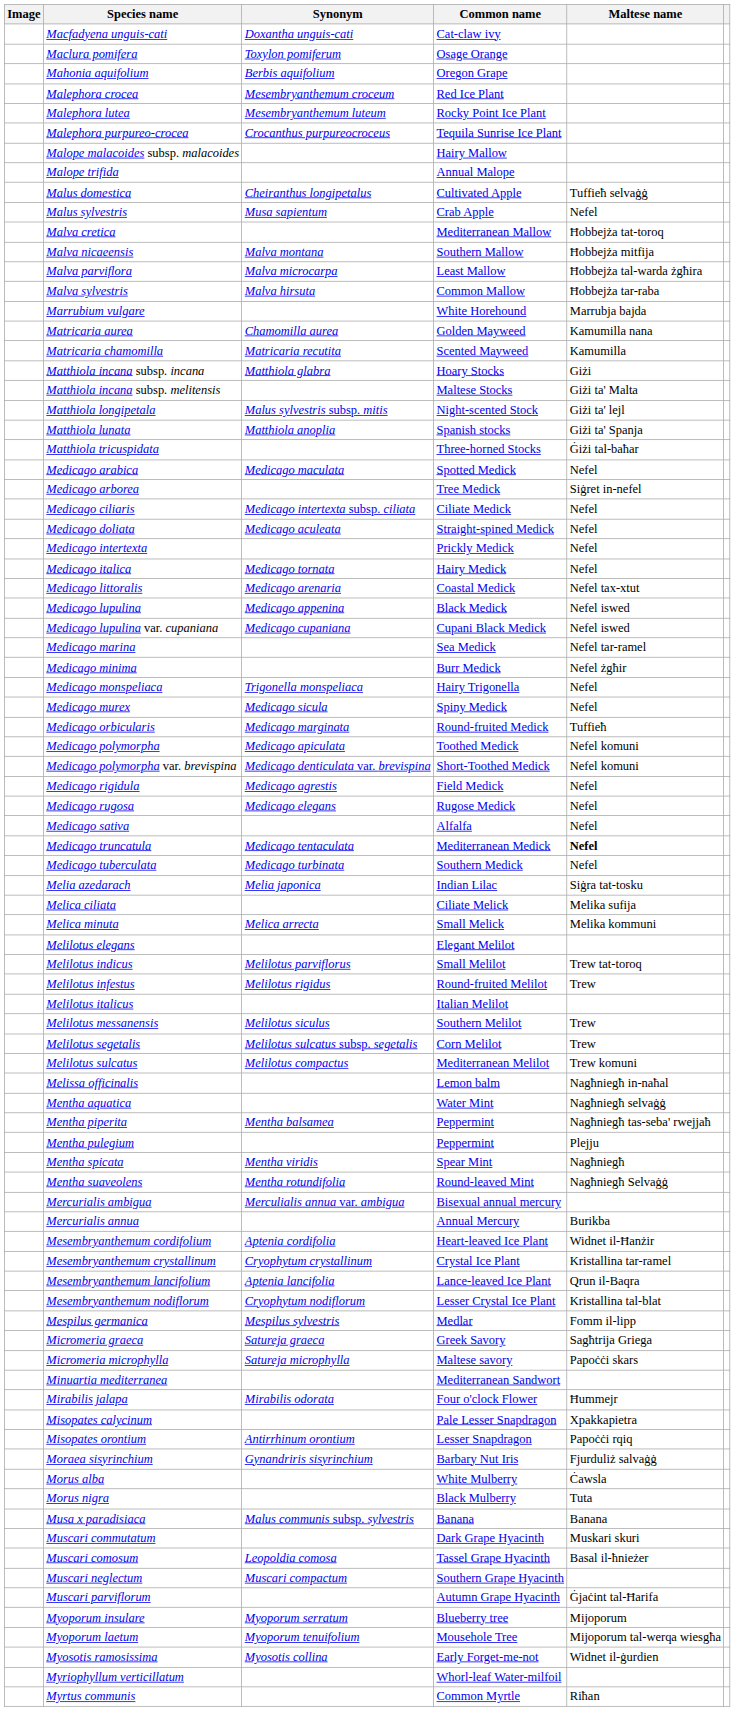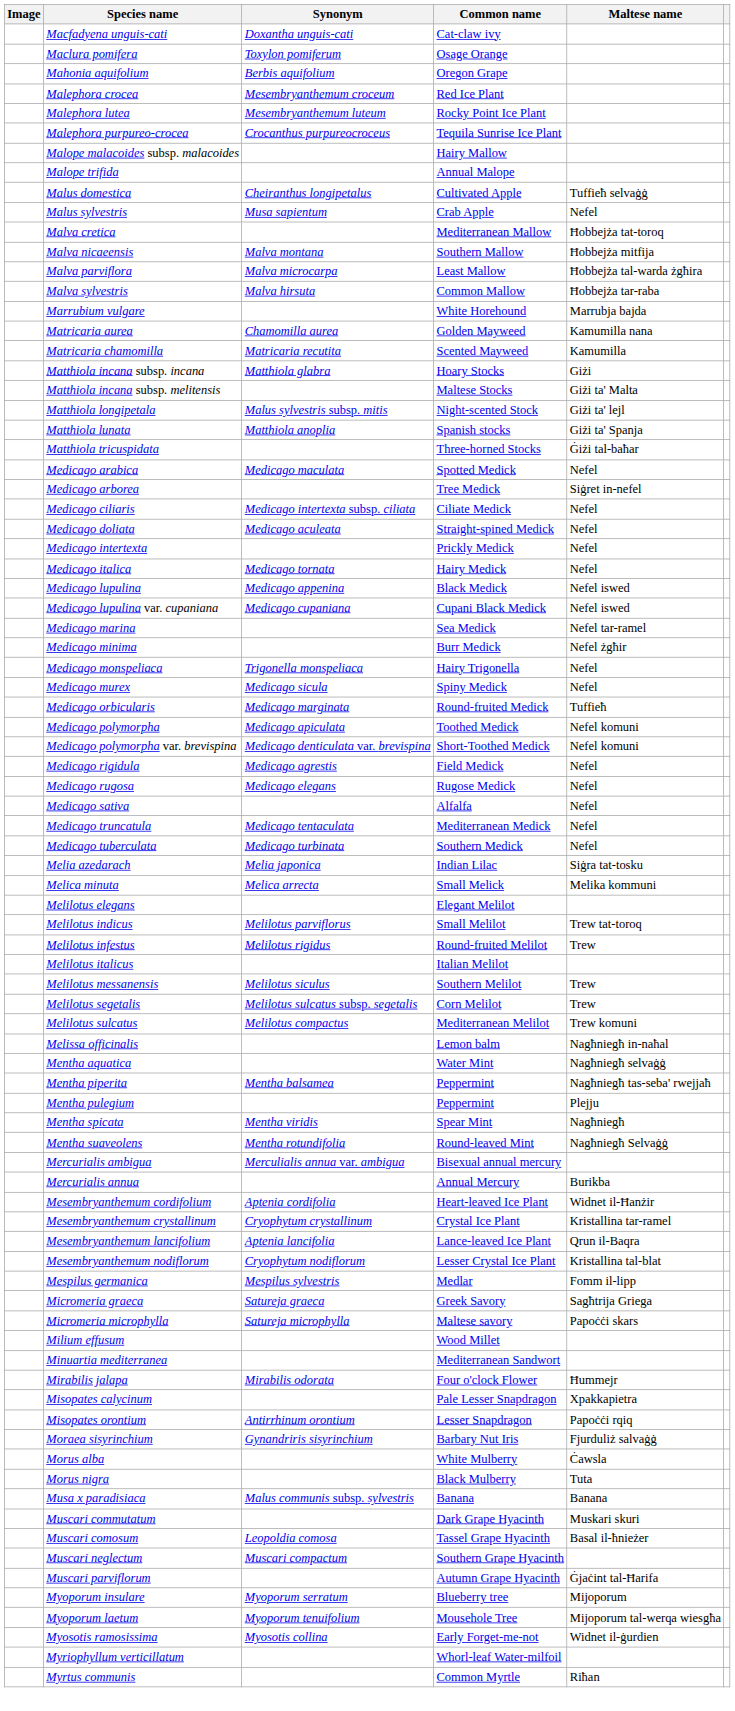- row: (94, 588)
(584, 845) bold -> (584, 825) normal
- row: (81, 905)
+ row: (85, 1340)
